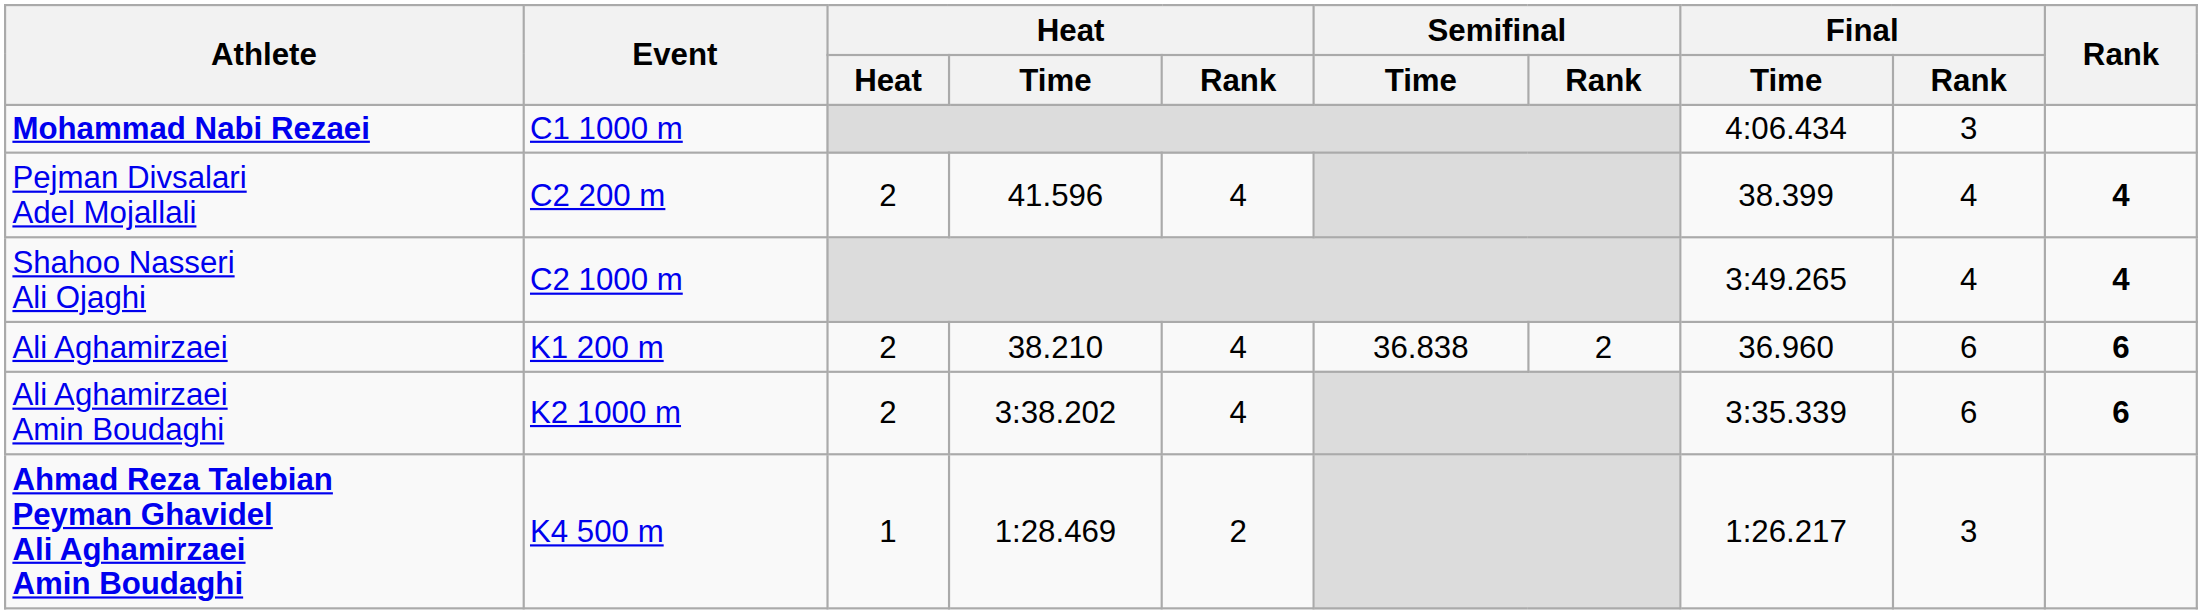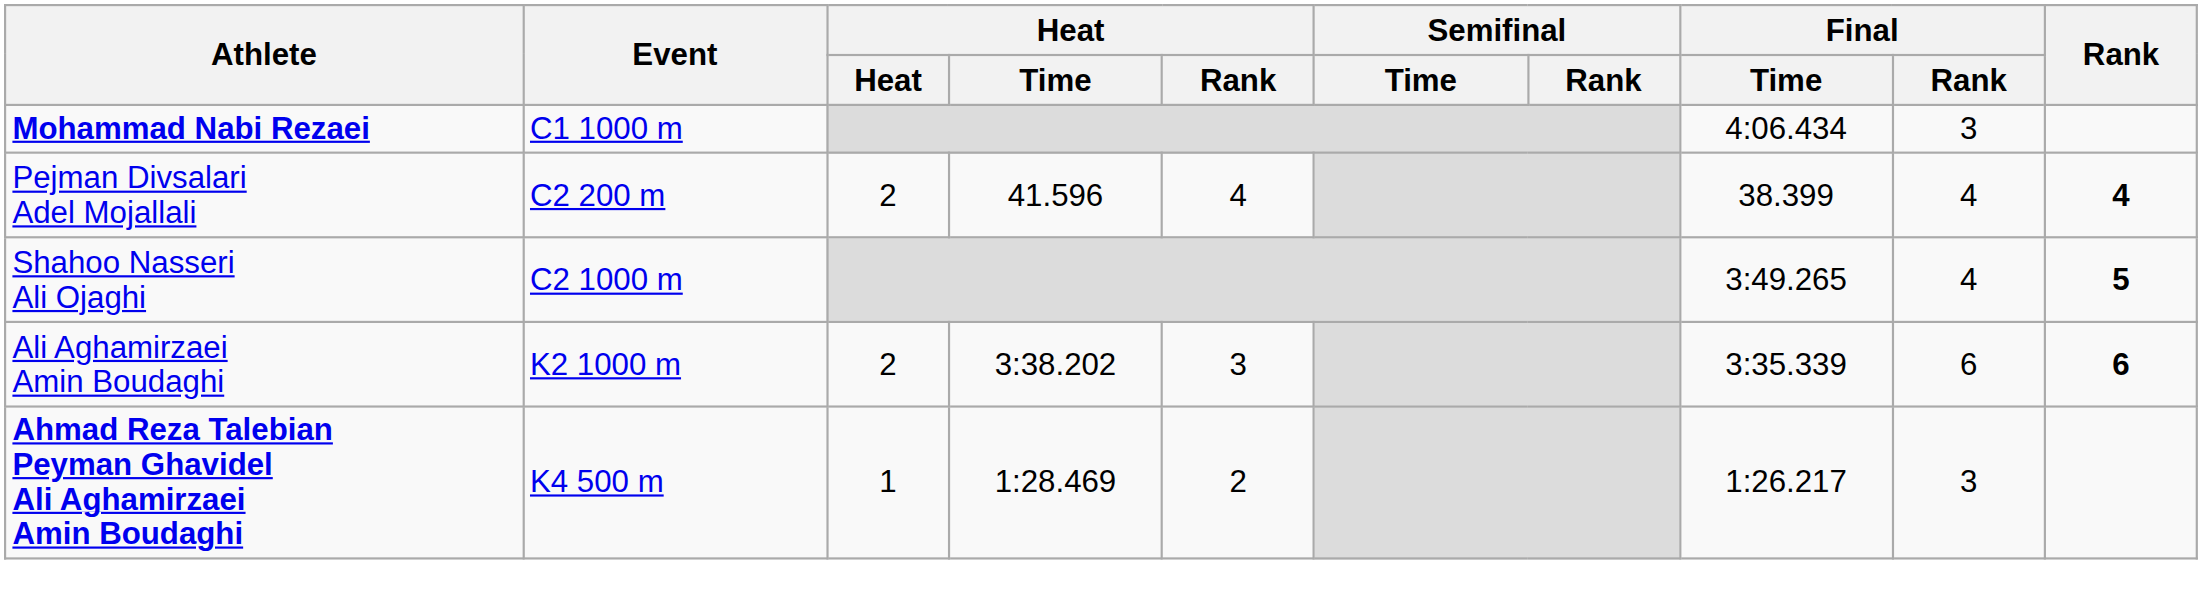(2121, 280) 4 -> (2121, 280) 5
- row: (120, 346)
(1238, 413) 4 -> (1238, 364) 3
